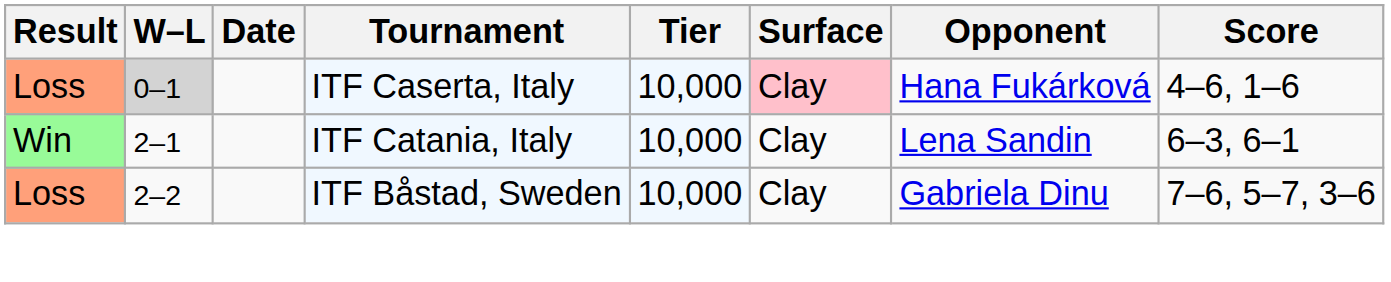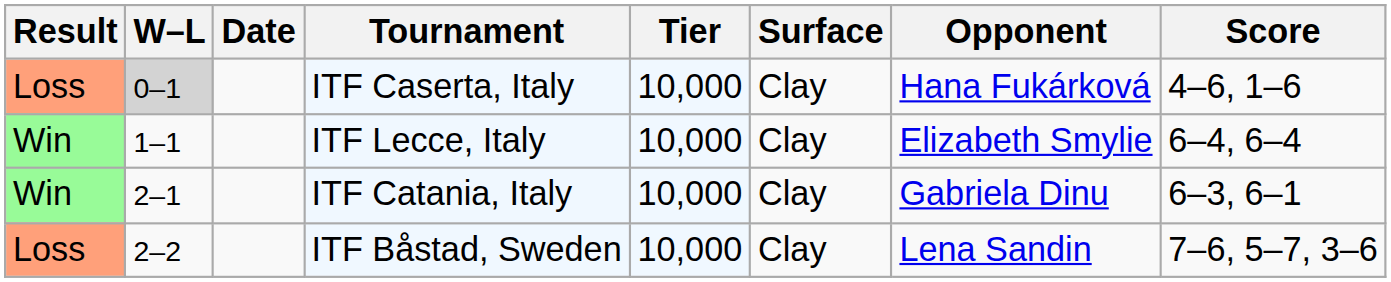(792, 85) pink background -> (792, 85) no background
+ row: (429, 140)
(996, 140) Lena Sandin -> (1004, 194) Gabriela Dinu
(1004, 194) Gabriela Dinu -> (996, 248) Lena Sandin
